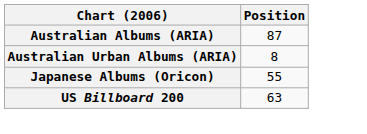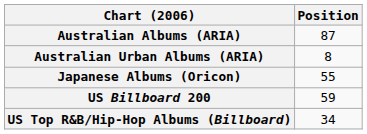(274, 98) 63 -> (328, 98) 59
+ row: (149, 119)
